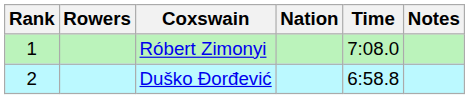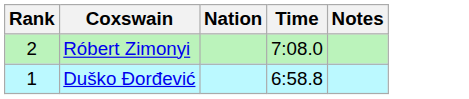- column: (97, 19)
(32, 49) 1 -> (32, 49) 2
(32, 78) 2 -> (32, 78) 1
